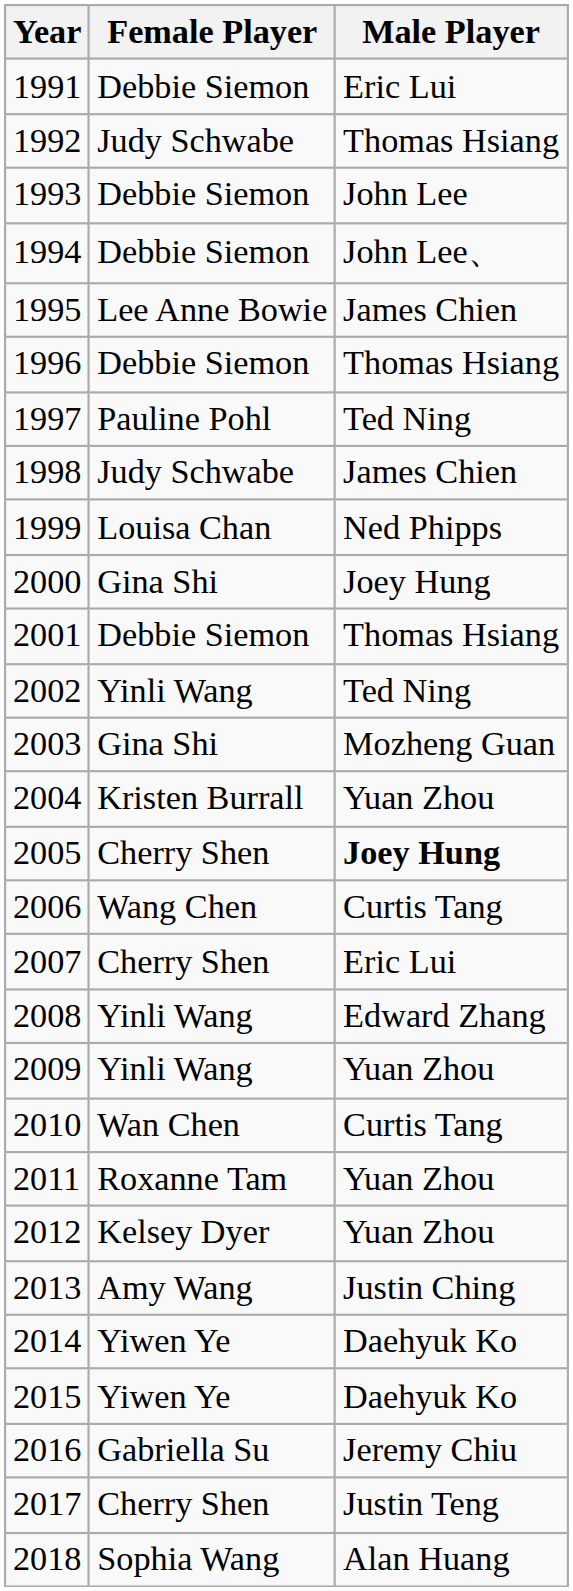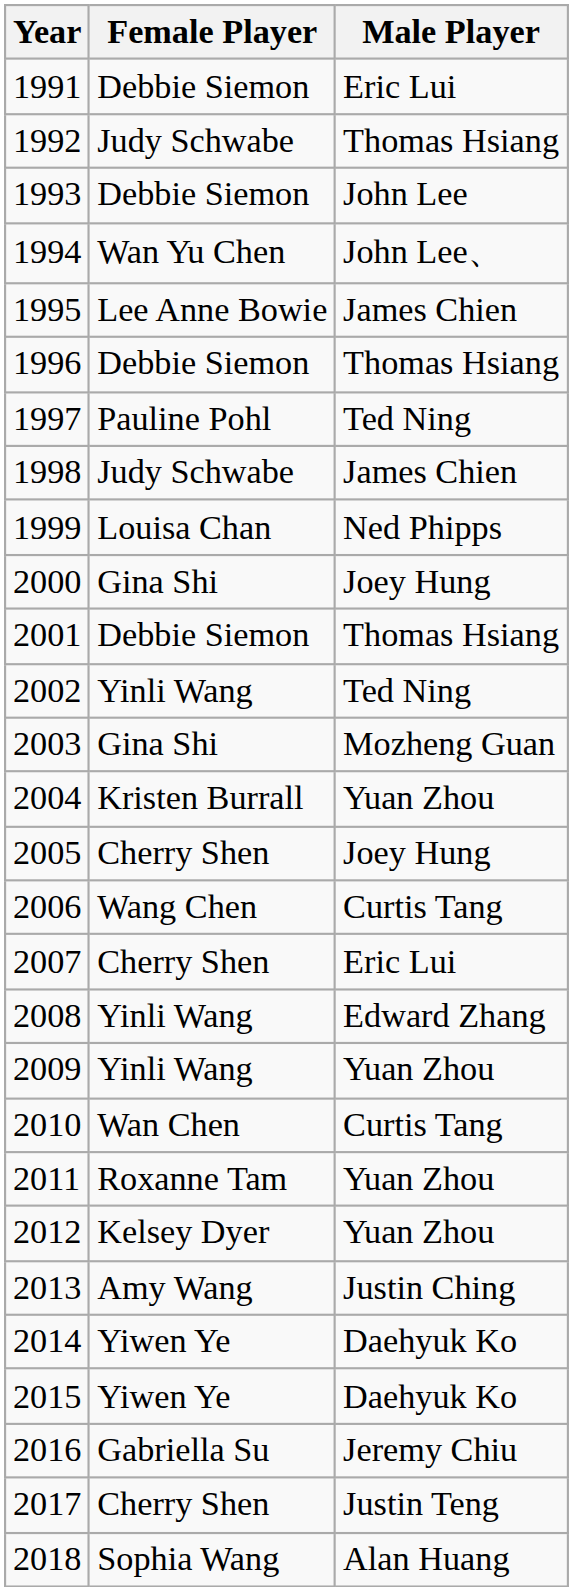(203, 252) Debbie Siemon -> (191, 252) Wan Yu Chen
(422, 852) bold -> (417, 852) normal
